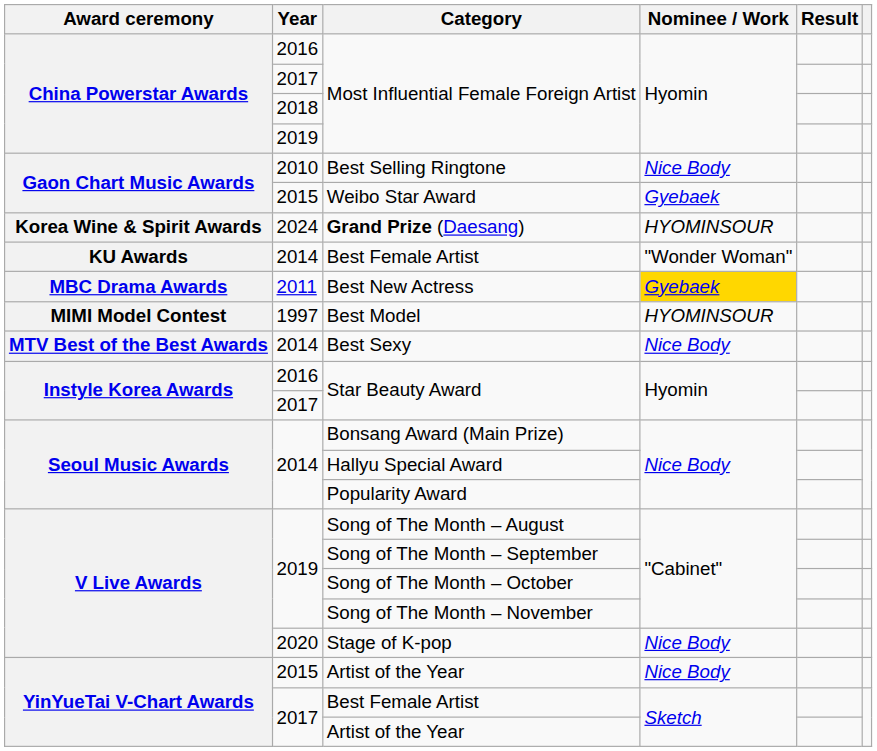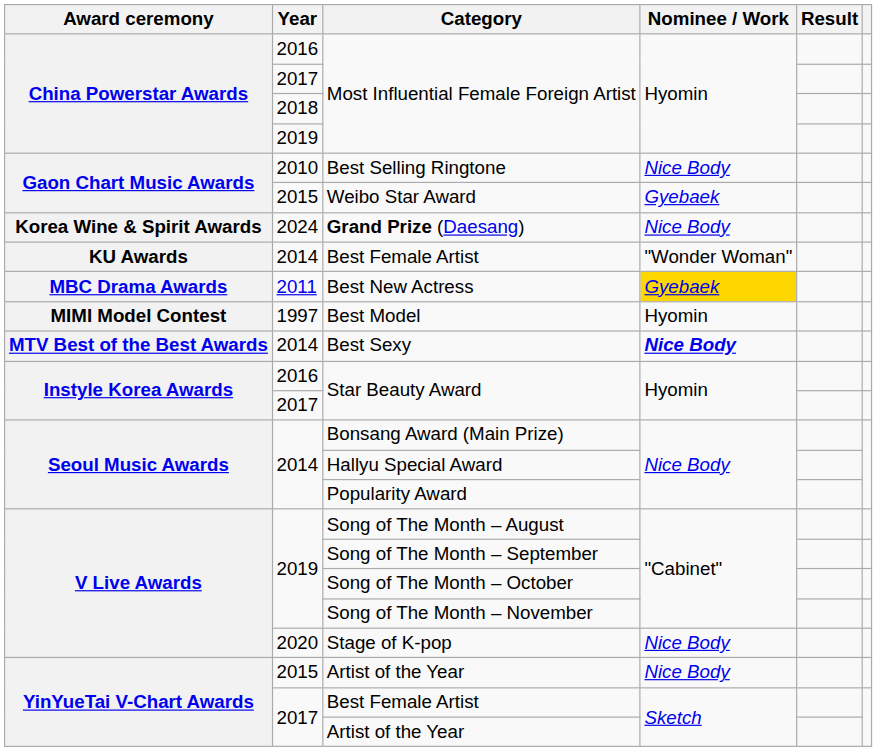(709, 227) HYOMINSOUR -> (687, 227) Nice Body
(709, 316) HYOMINSOUR -> (676, 316) Hyomin
(687, 345) normal -> (690, 345) bold
